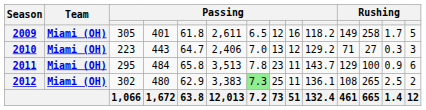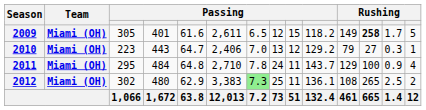(192, 33) 61.8 -> (192, 33) 61.6
(294, 33) 16 -> (294, 33) 15
(371, 33) normal -> (371, 33) bold
(348, 49) 71 -> (348, 49) 79
(413, 49) 3 -> (413, 49) 1
(192, 65) 65.8 -> (192, 65) 64.8
(227, 65) 3,513 -> (227, 65) 2,710
(278, 65) 23 -> (278, 65) 24
(413, 65) 6 -> (413, 65) 4
